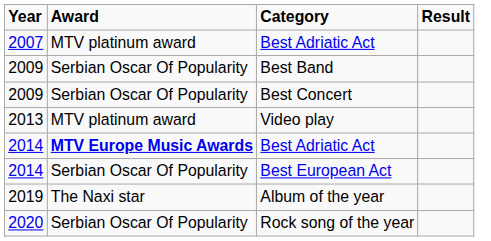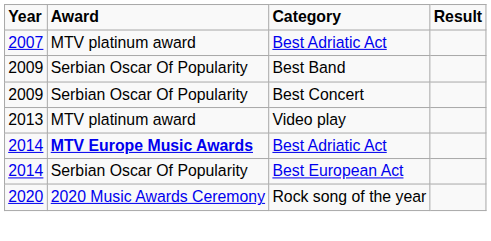- row: (26, 196)
(149, 222) Serbian Oscar Of Popularity -> (158, 196) 2020 Music Awards Ceremony
